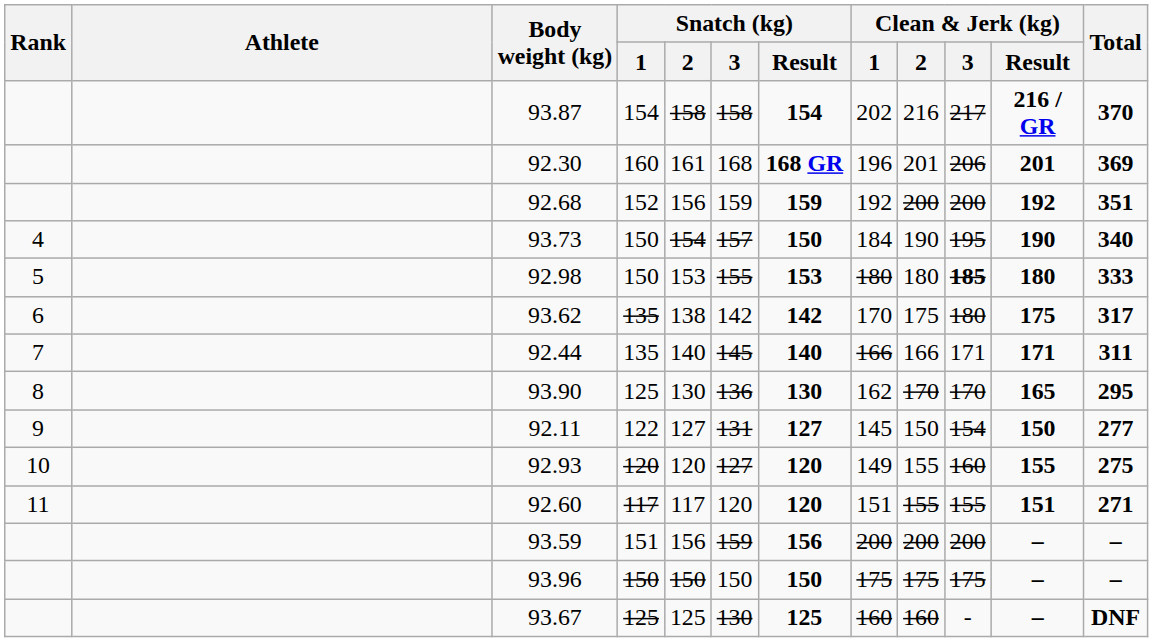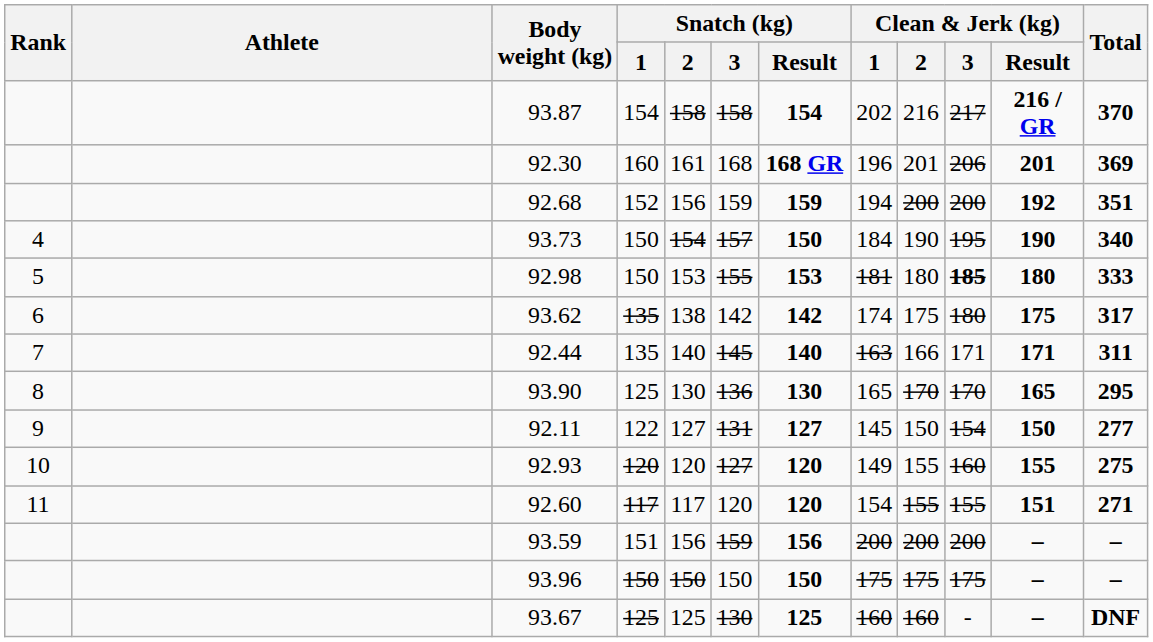(874, 201) 192 -> (874, 201) 194
(874, 277) 180 -> (874, 277) 181
(874, 314) 170 -> (874, 314) 174
(874, 352) 166 -> (874, 352) 163
(874, 390) 162 -> (874, 390) 165
(874, 503) 151 -> (874, 503) 154
